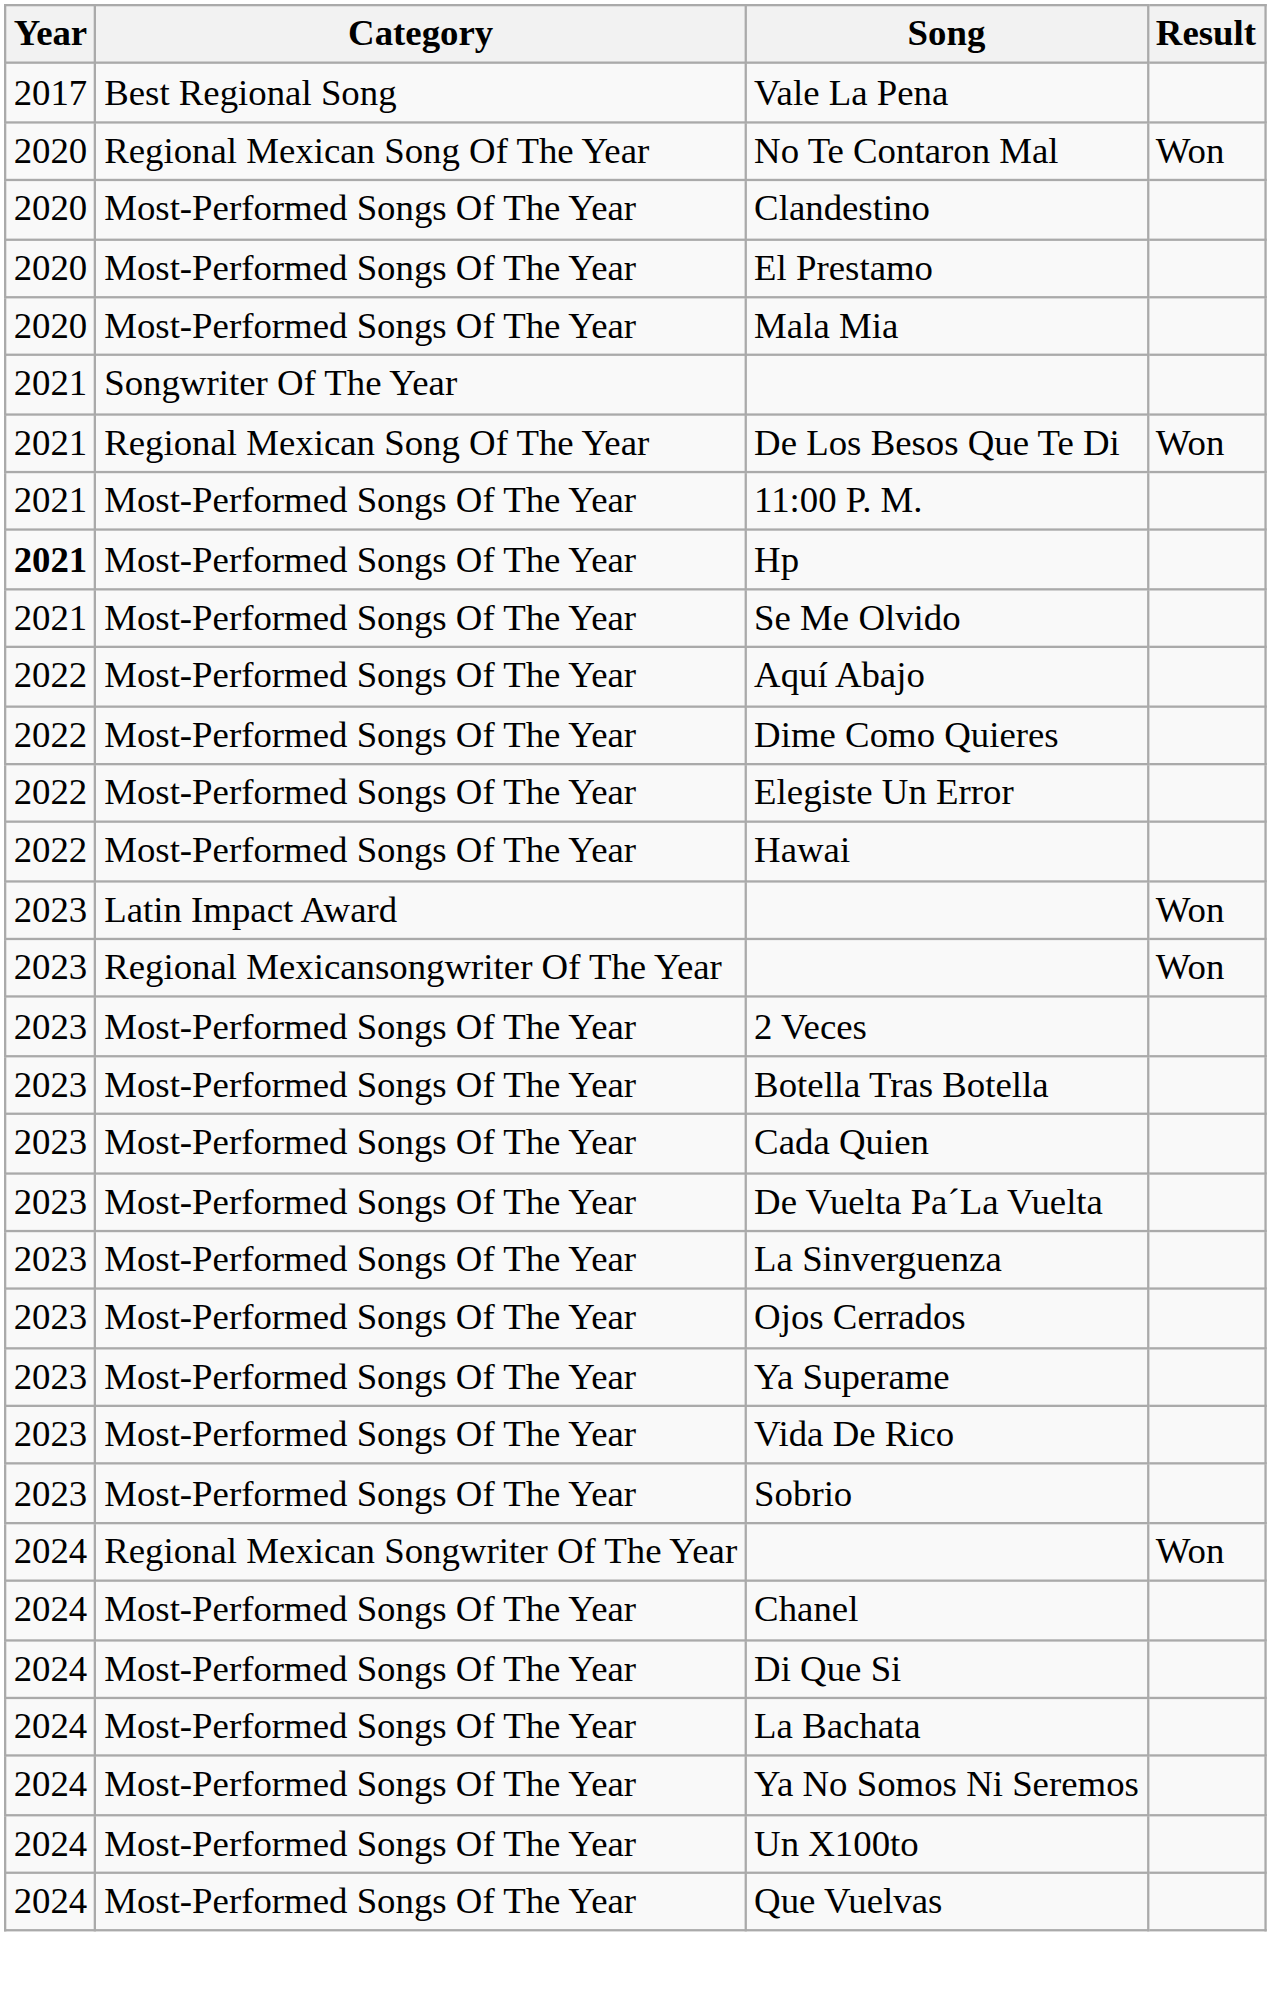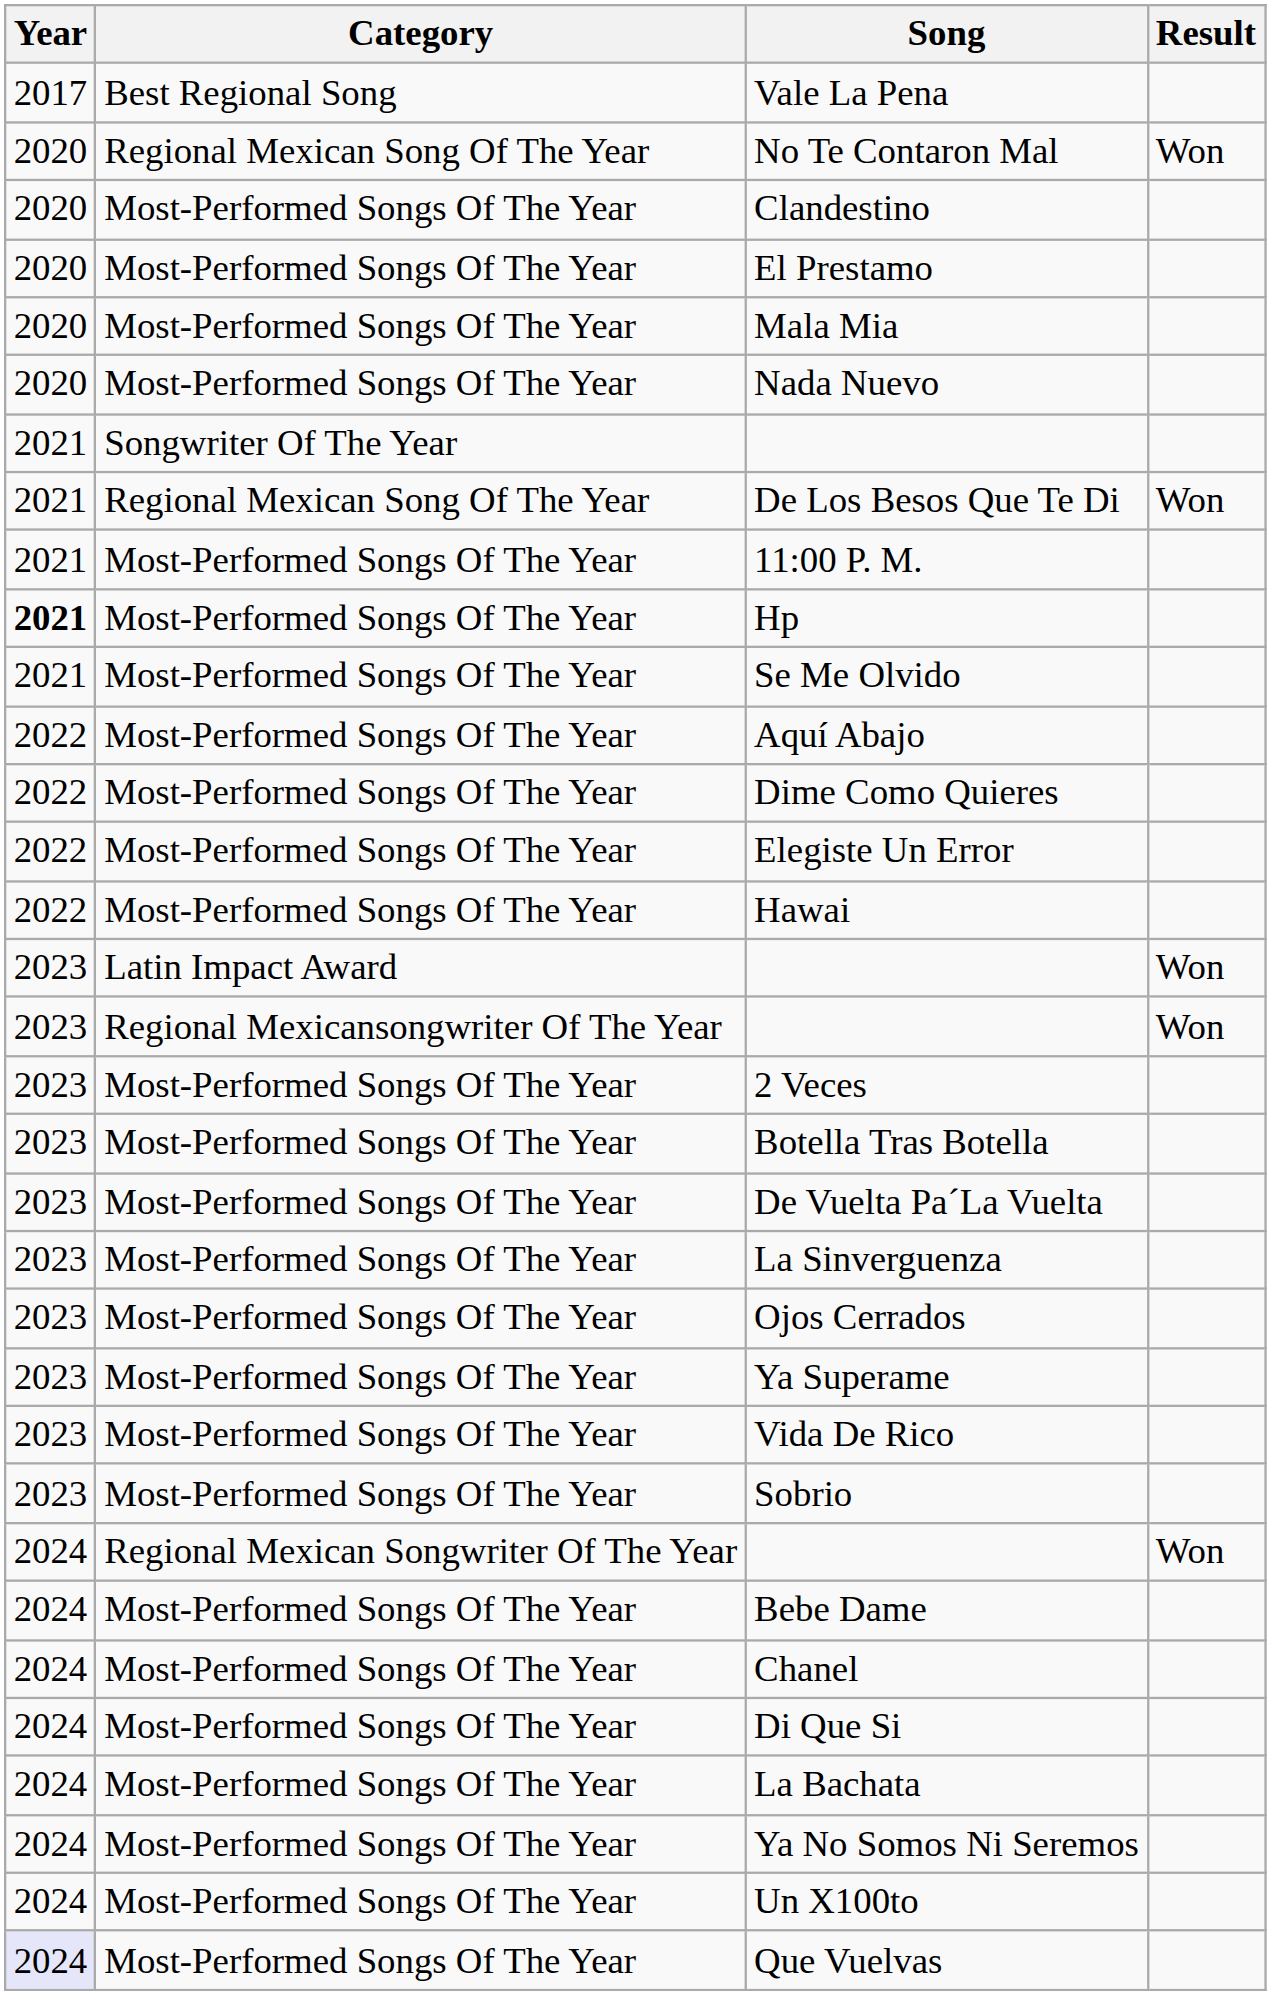+ row: (370, 383)
- row: (370, 1142)
+ row: (370, 1609)
(50, 1901) no background -> (50, 1959) lavender background
